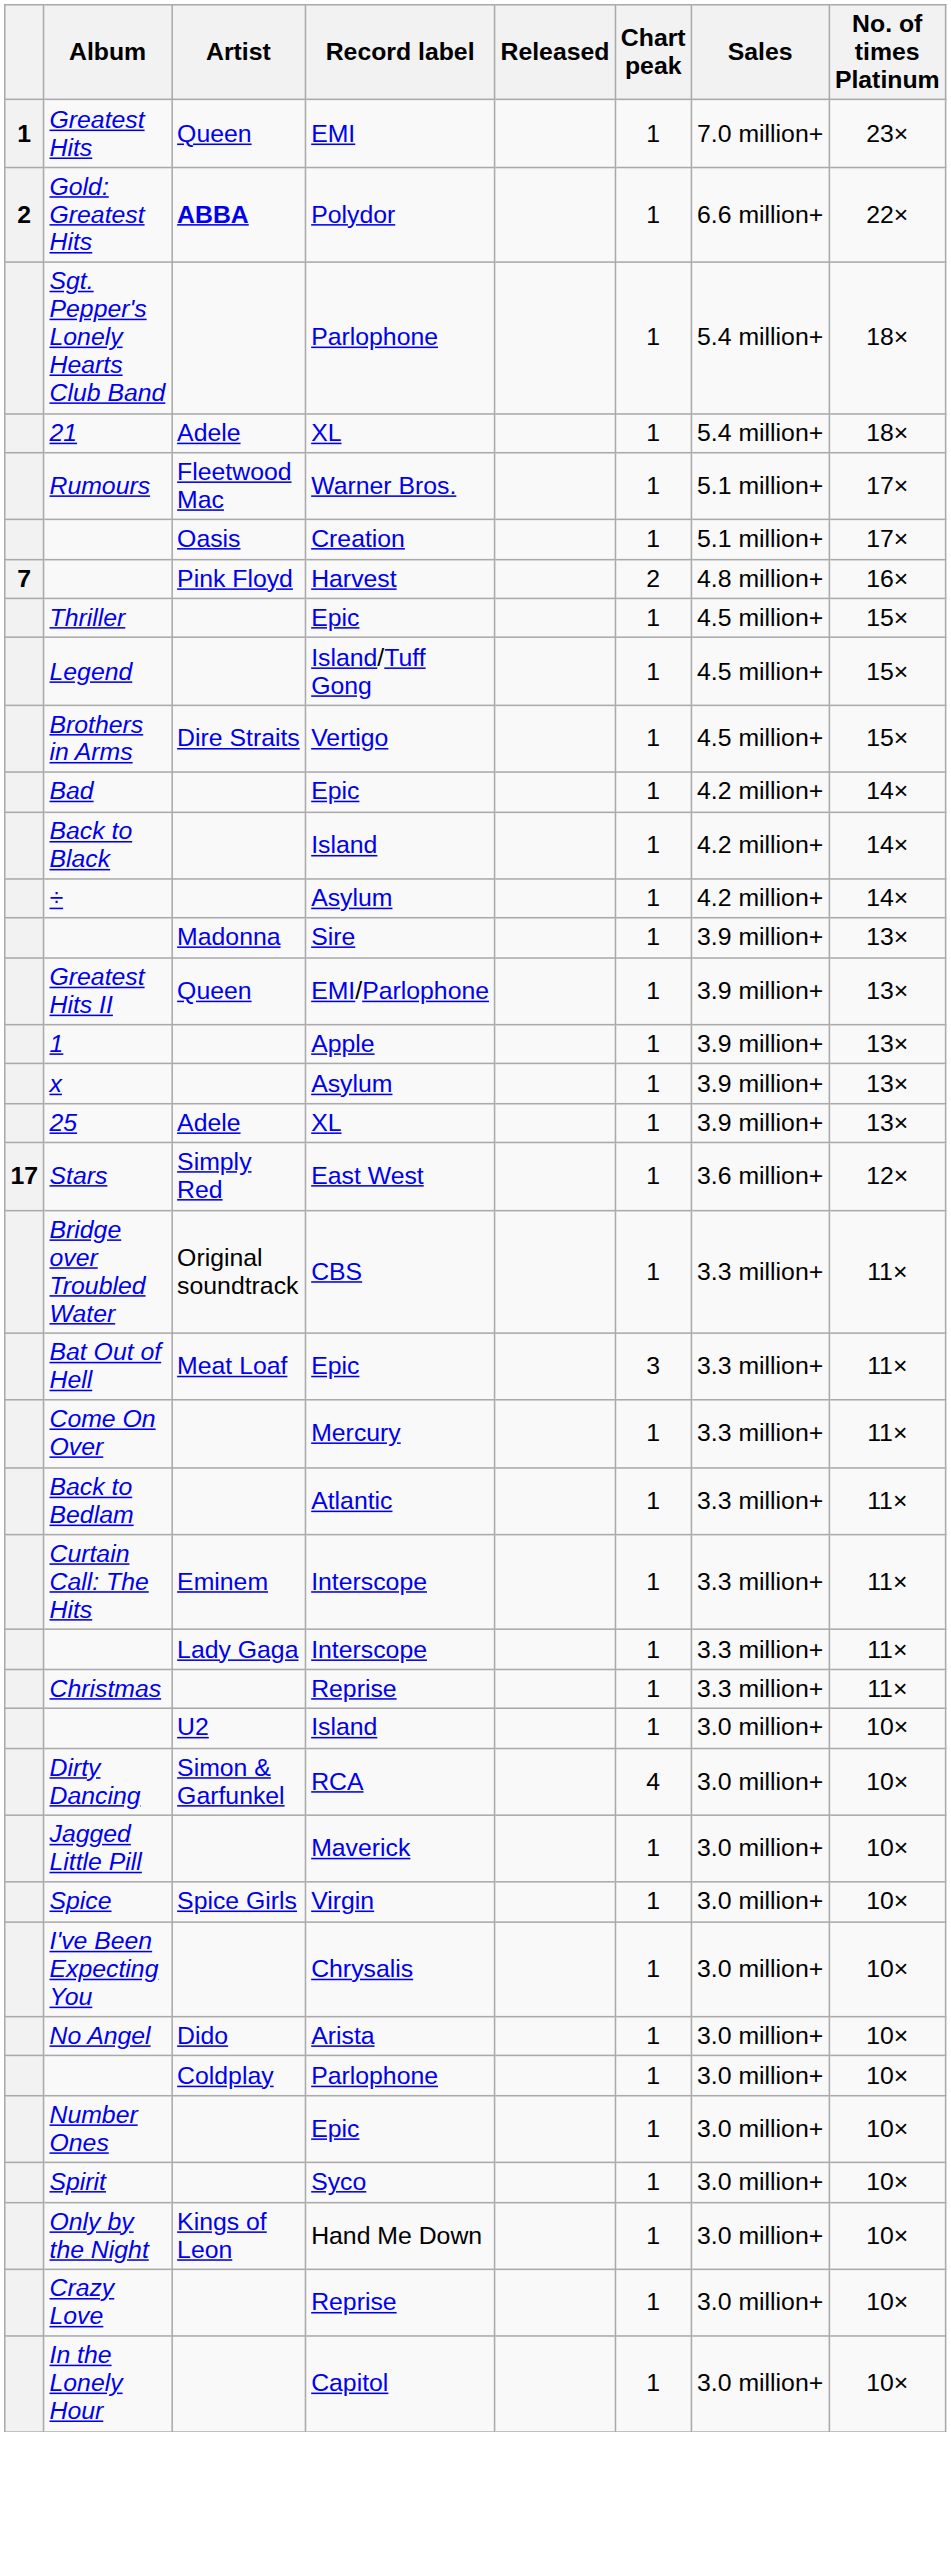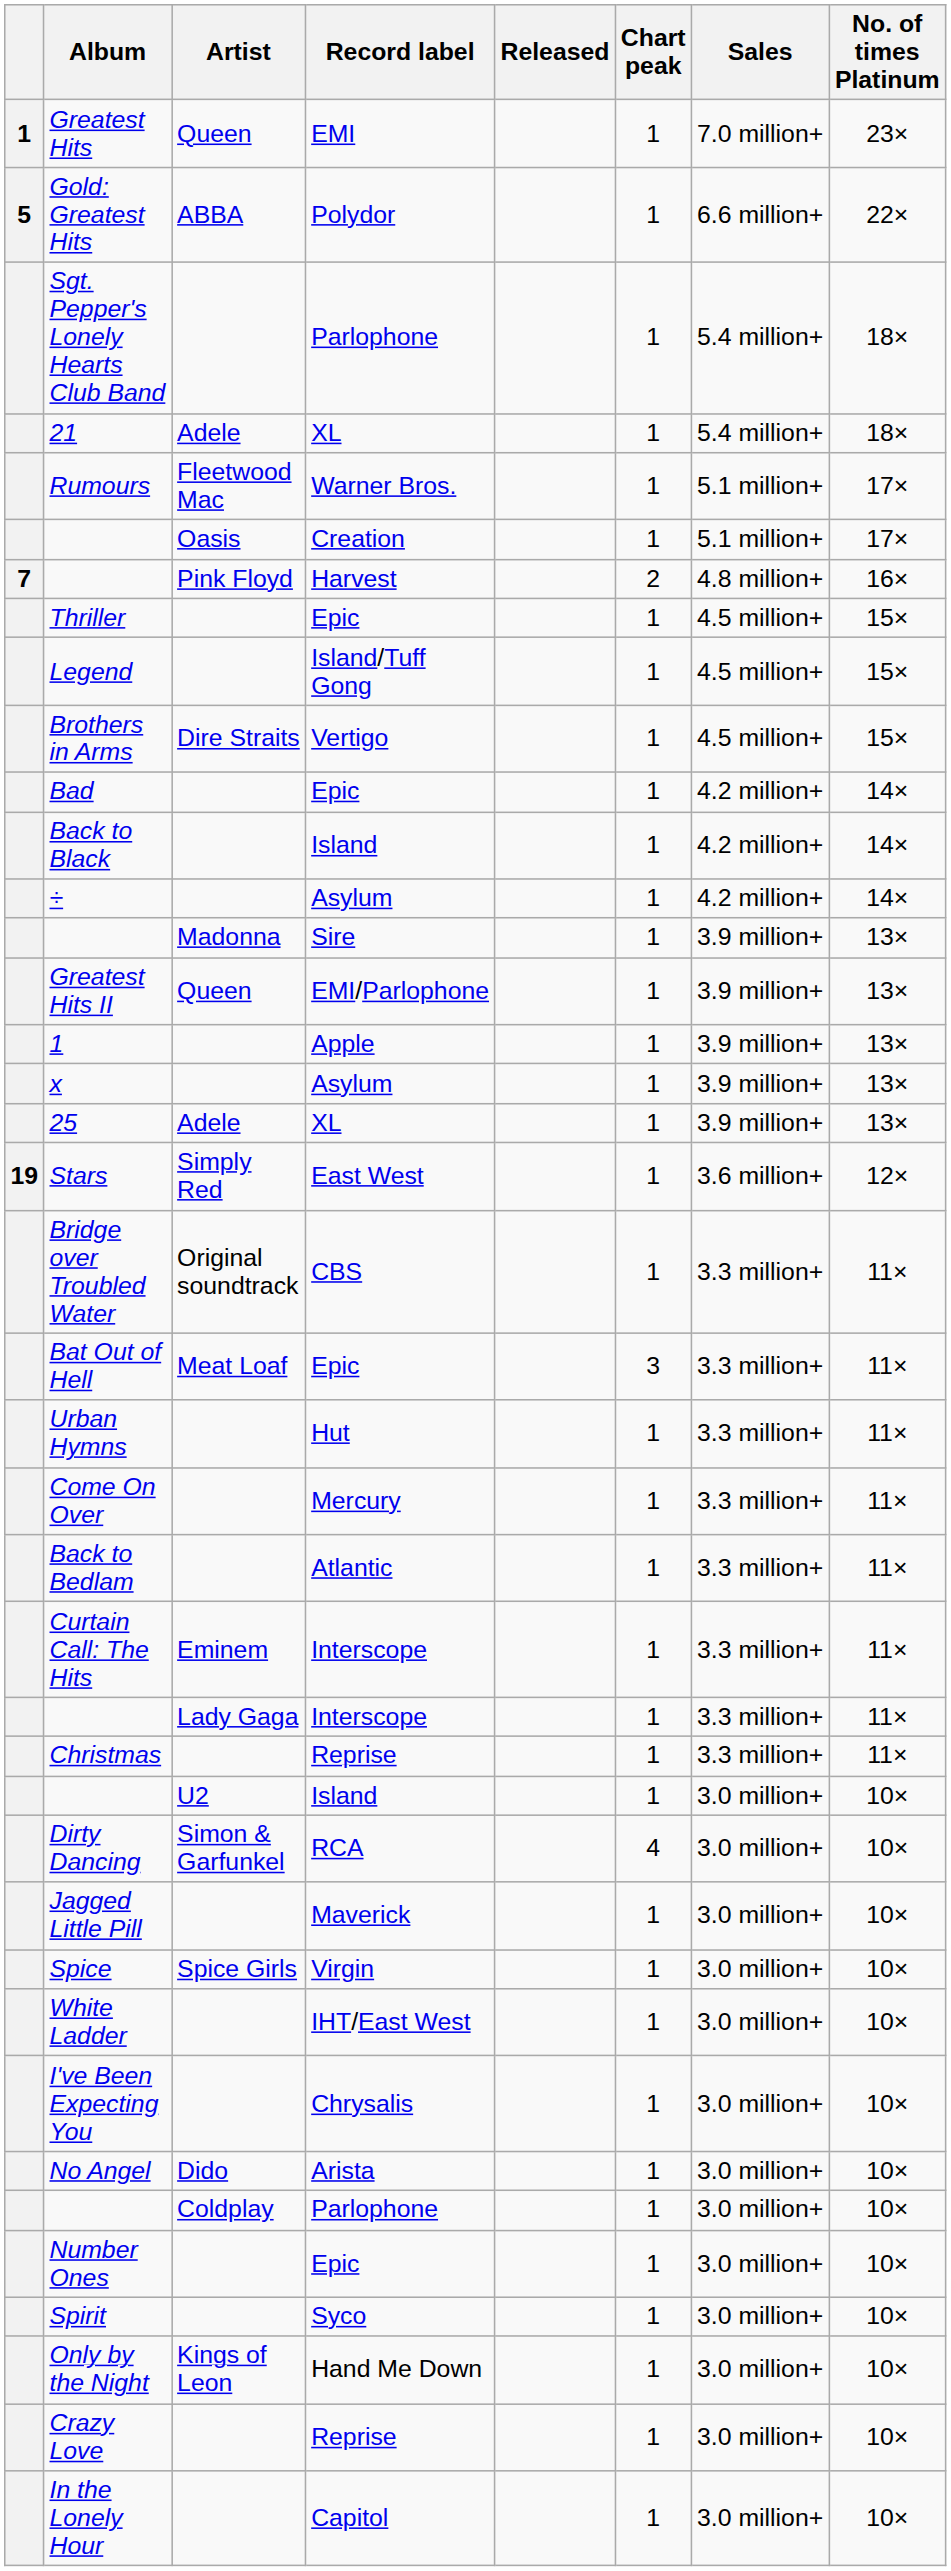(24, 214) 2 -> (24, 214) 5
(213, 214) bold -> (210, 214) normal
(24, 1176) 17 -> (24, 1176) 19
+ row: (88, 1433)
+ row: (88, 2022)
